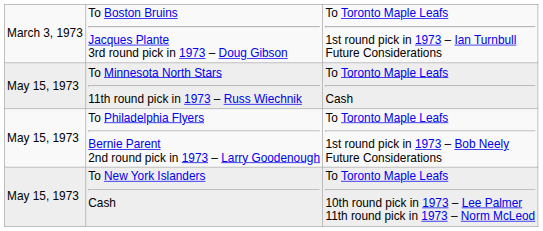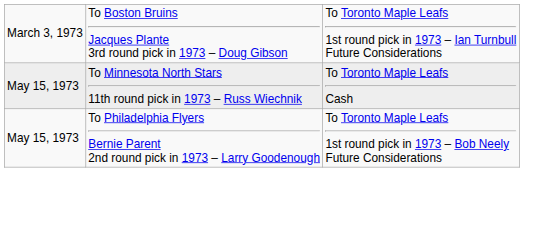- row: (204, 190)
